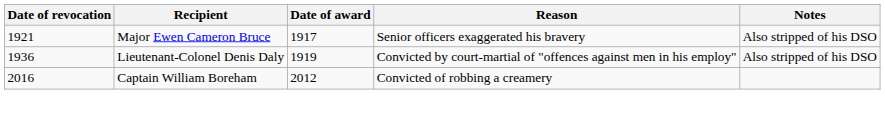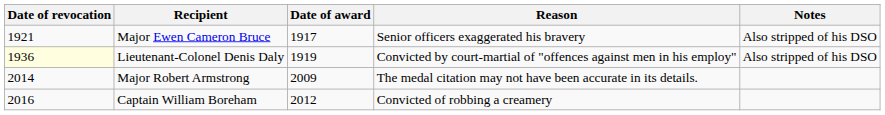(21, 57) no background -> (21, 57) lightyellow background
+ row: (183, 78)
